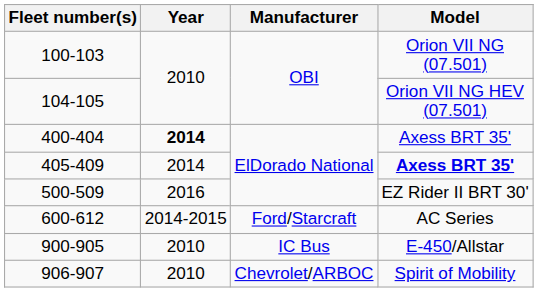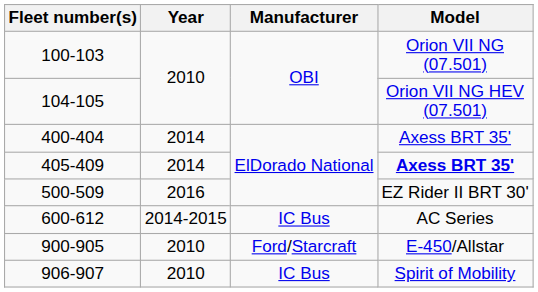(186, 138) bold -> (186, 138) normal
(304, 219) Ford/Starcraft -> (304, 219) IC Bus
(304, 246) IC Bus -> (304, 246) Ford/Starcraft
(304, 273) Chevrolet/ARBOC -> (304, 273) IC Bus
